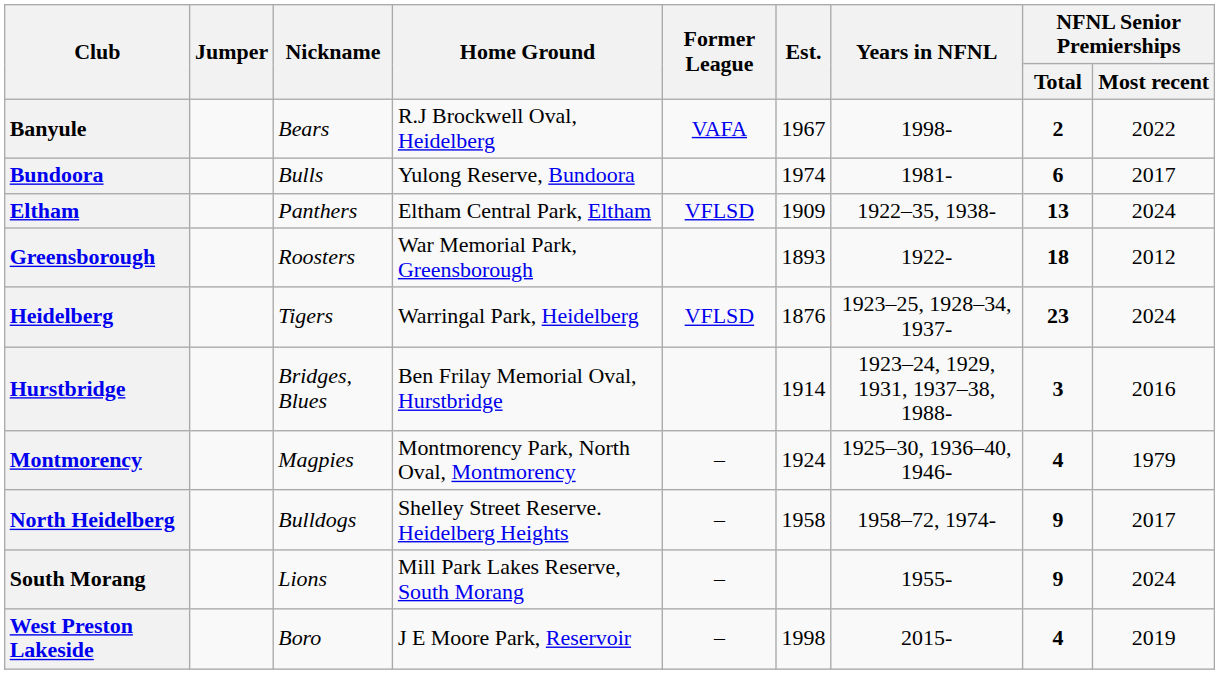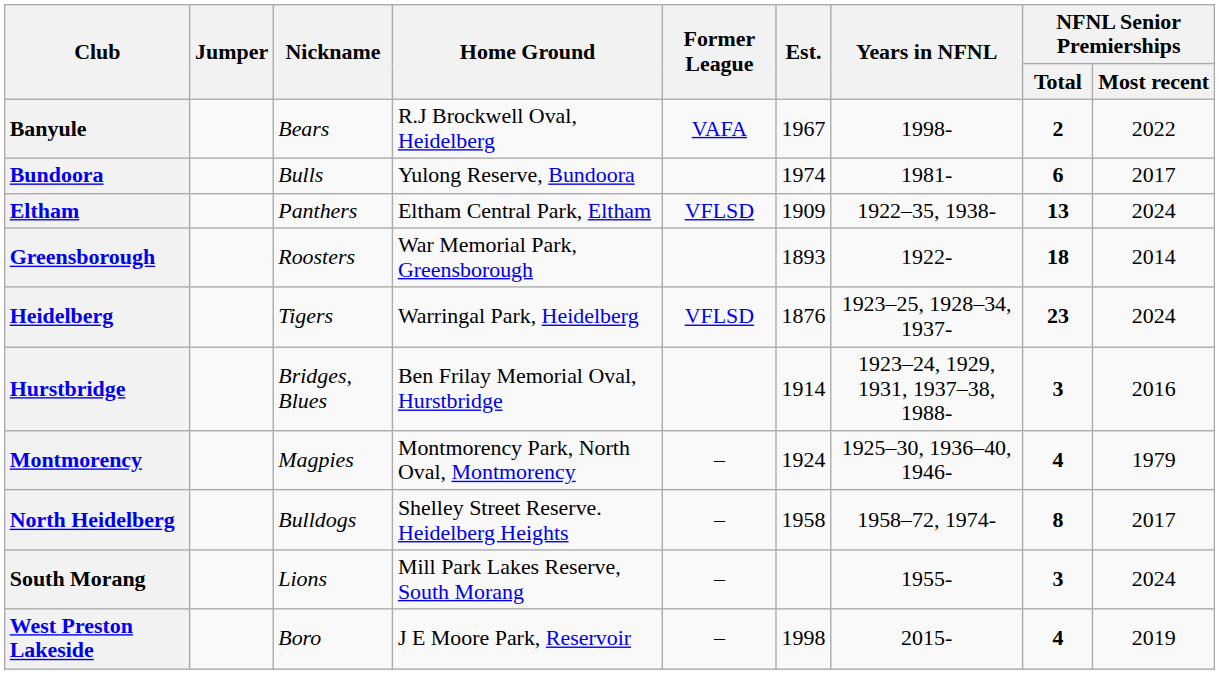(1154, 257) 2012 -> (1154, 257) 2014
(1058, 519) 9 -> (1058, 519) 8
(1058, 579) 9 -> (1058, 579) 3
